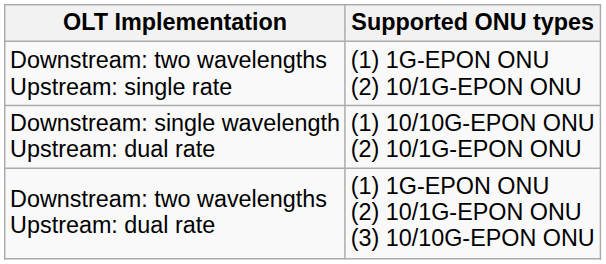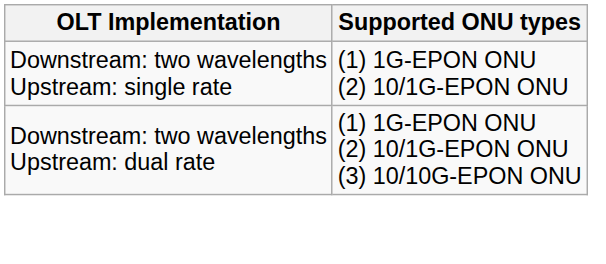- row: (175, 136)
